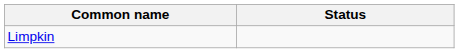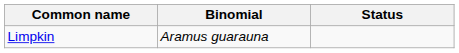+ column: (234, 15)
